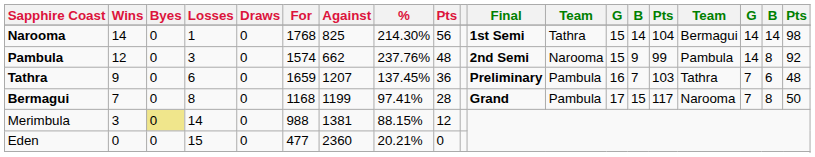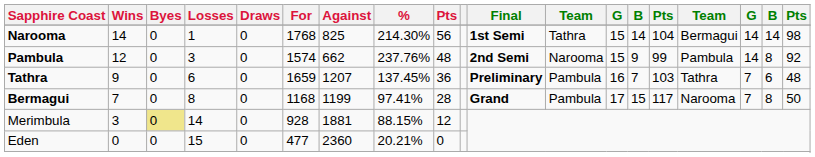(298, 120) 988 -> (298, 120) 928
(337, 120) 1381 -> (337, 120) 1881
